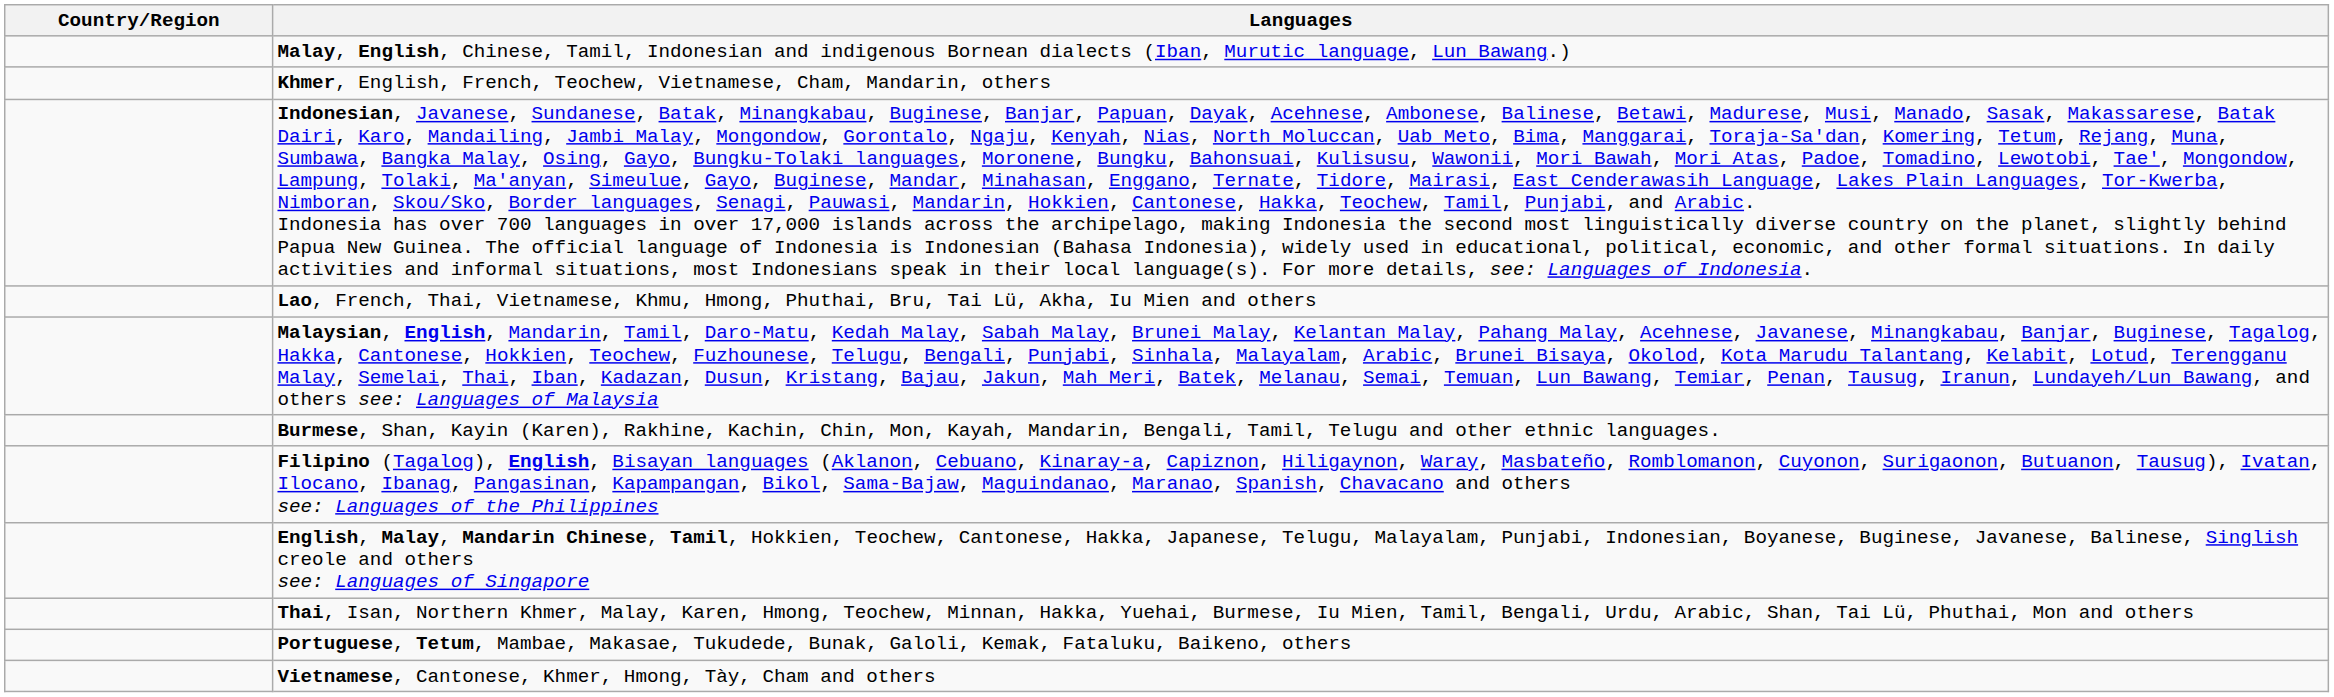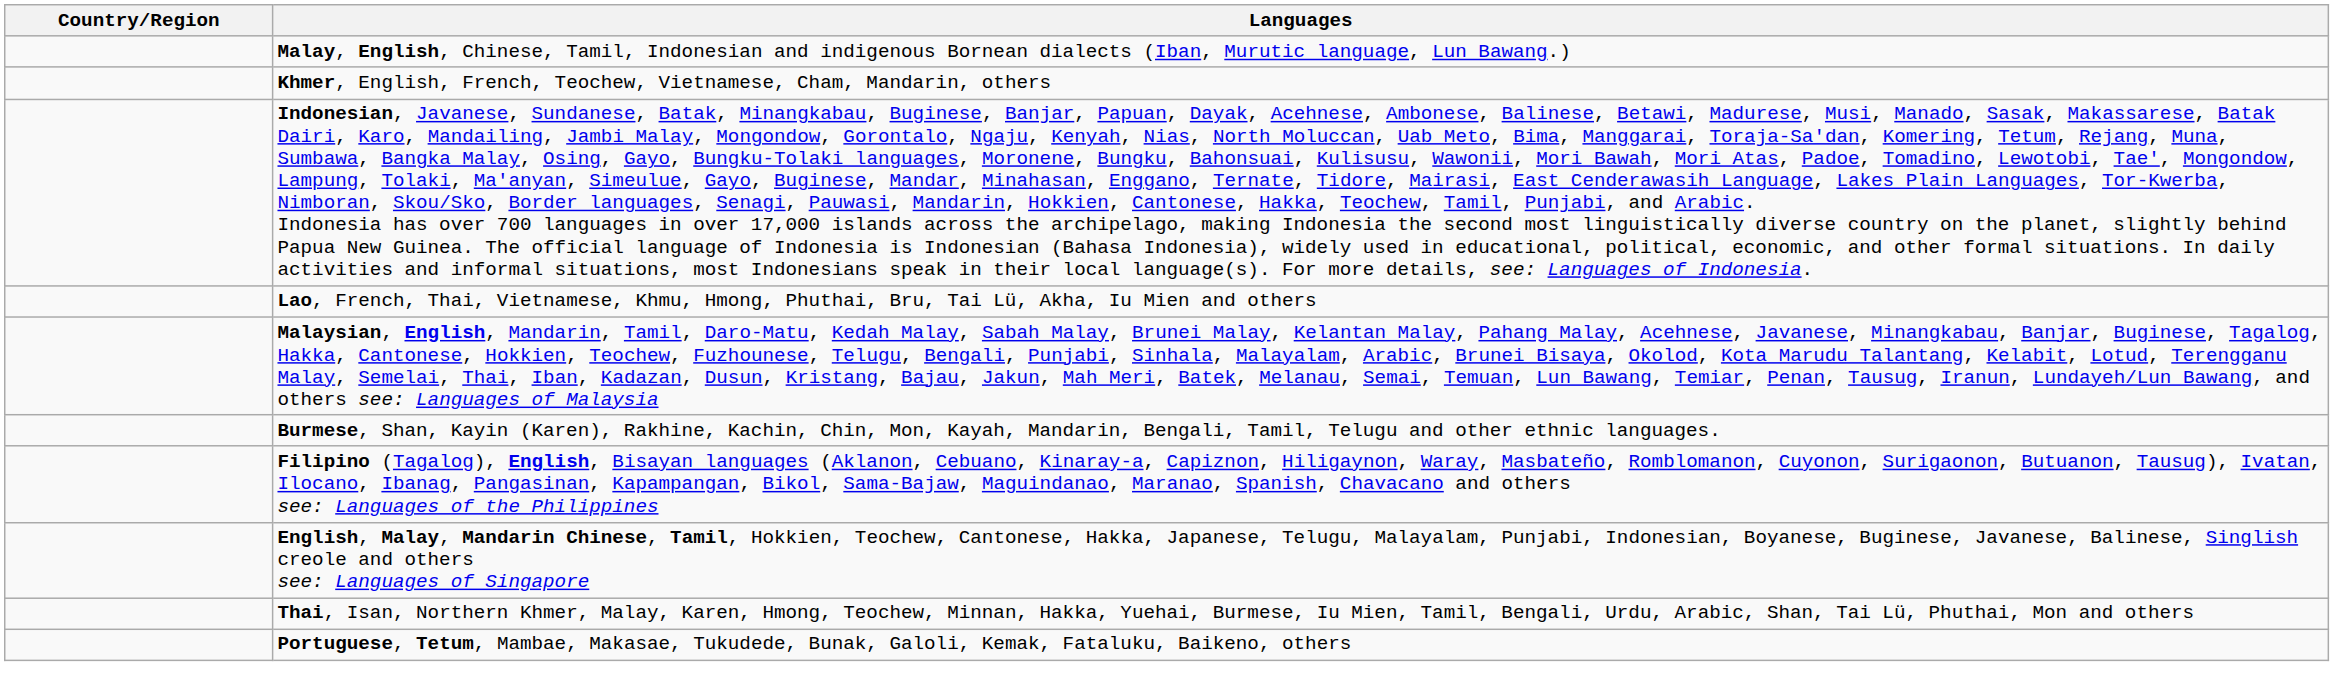- row: (607, 676)
